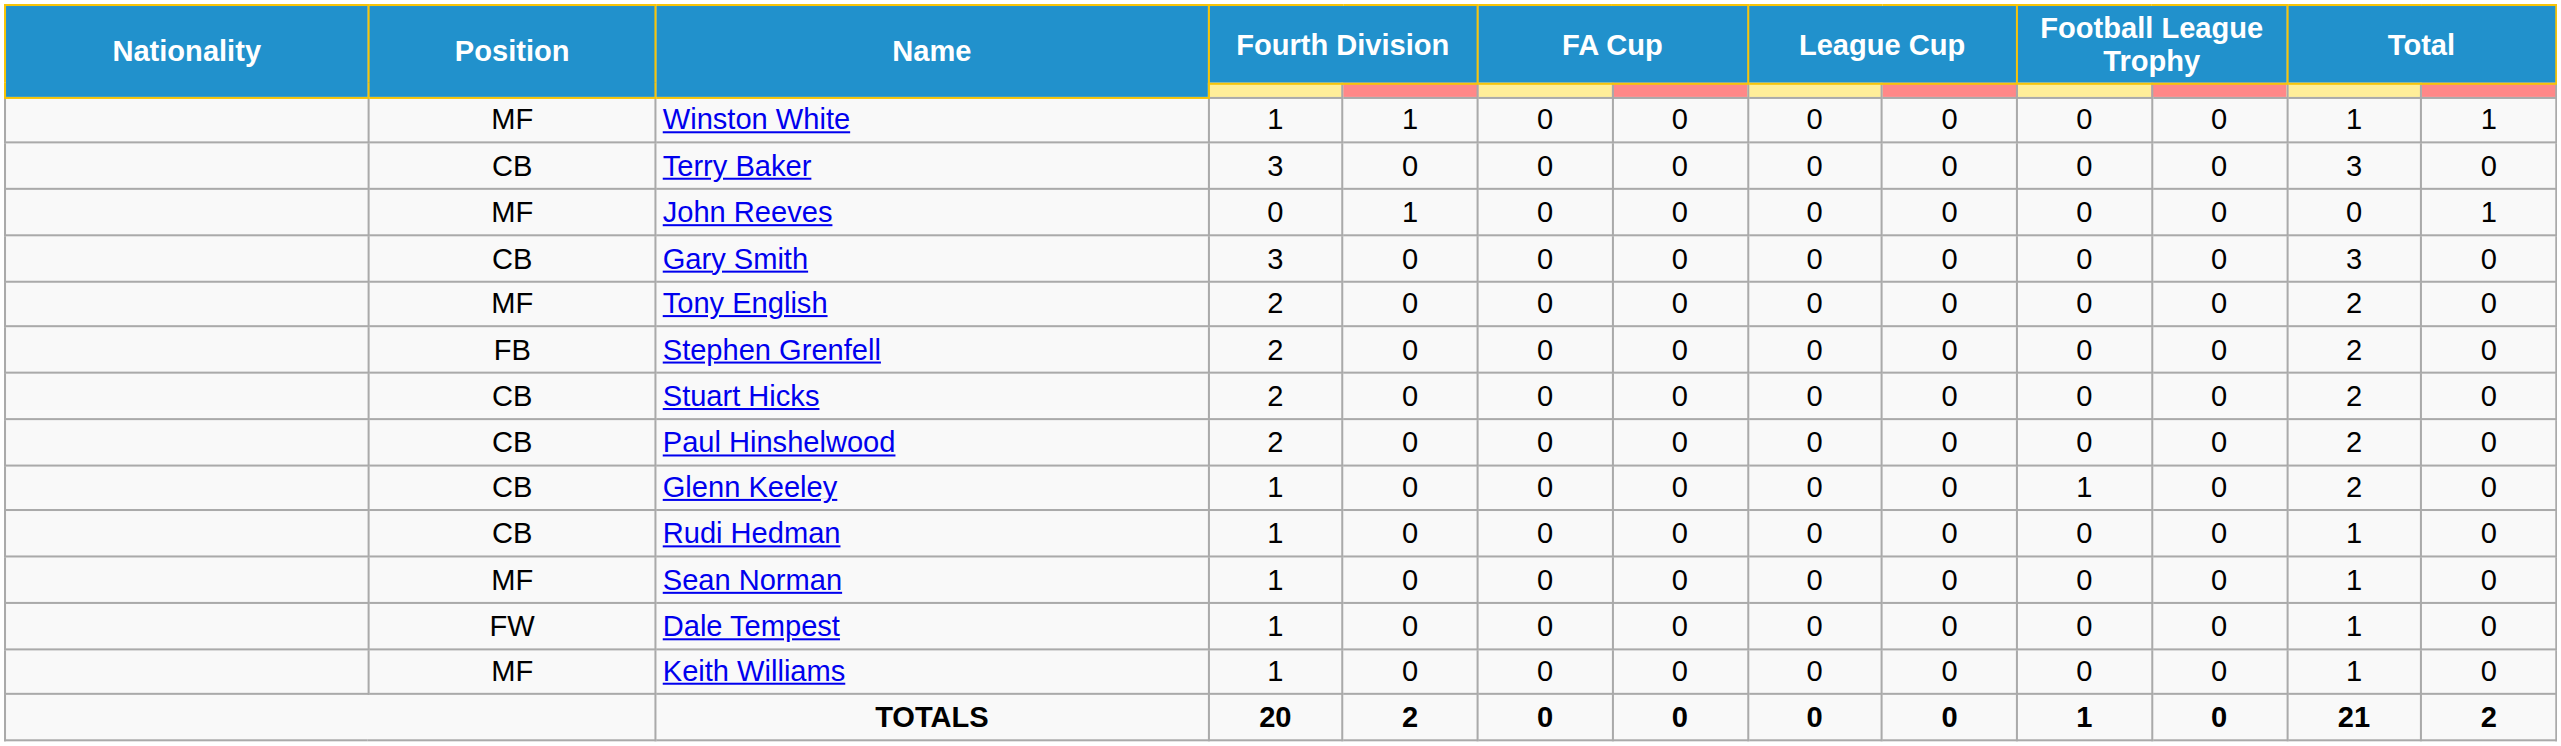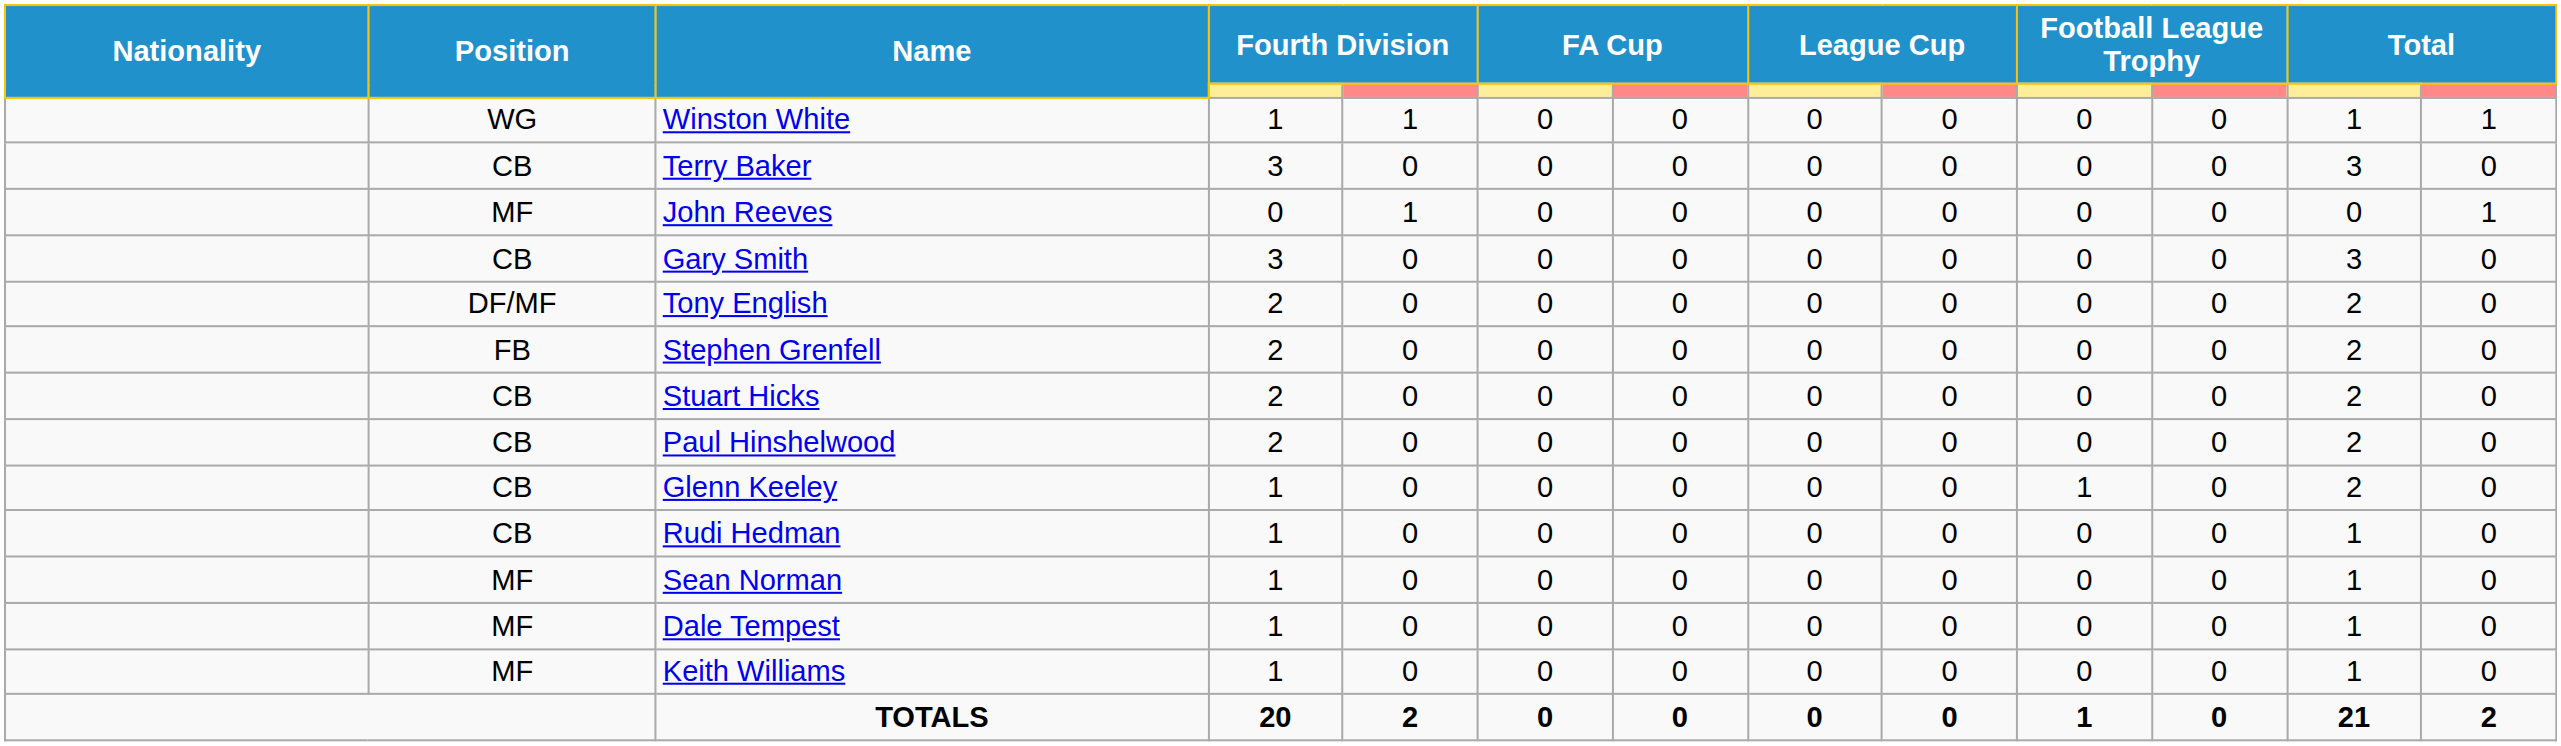(512, 120) MF -> (512, 120) WG
(512, 304) MF -> (512, 304) DF/MF
(512, 626) FW -> (512, 626) MF
